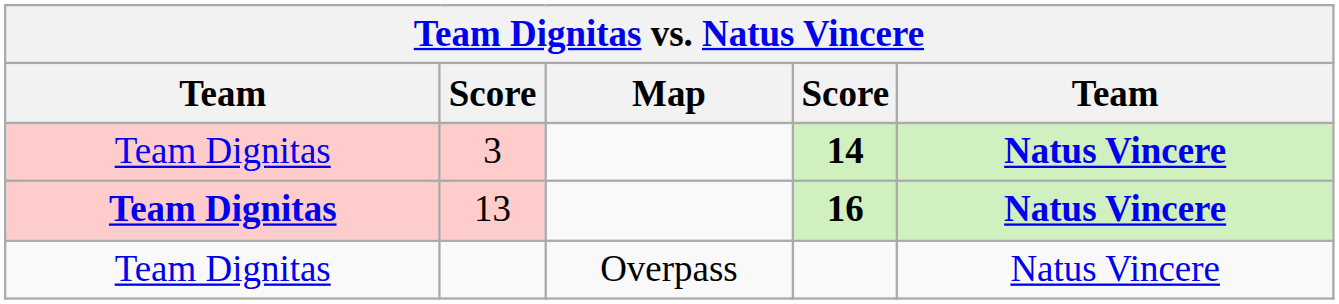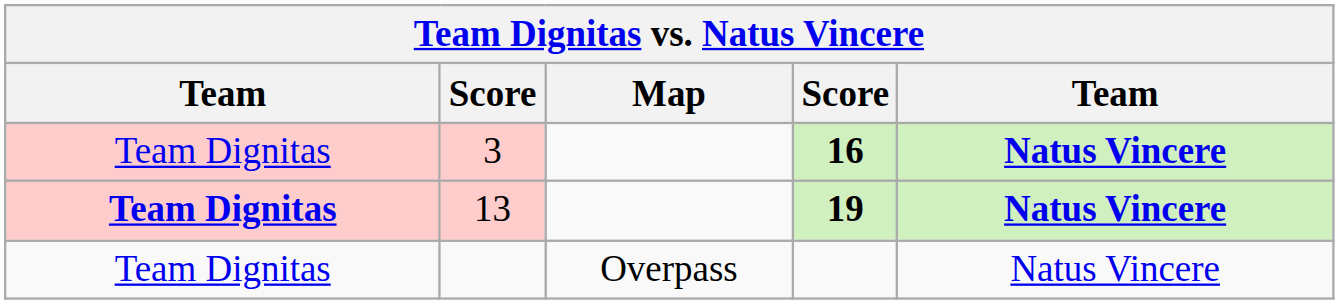(845, 151) 14 -> (845, 151) 16
(845, 209) 16 -> (845, 209) 19
